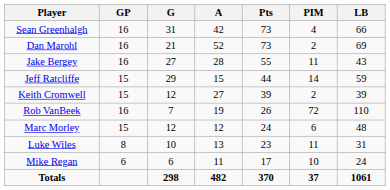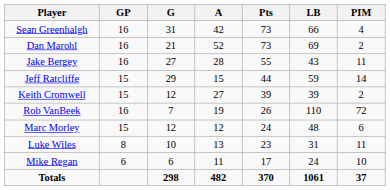columns swapped: (361, 12) <-> (314, 12)
